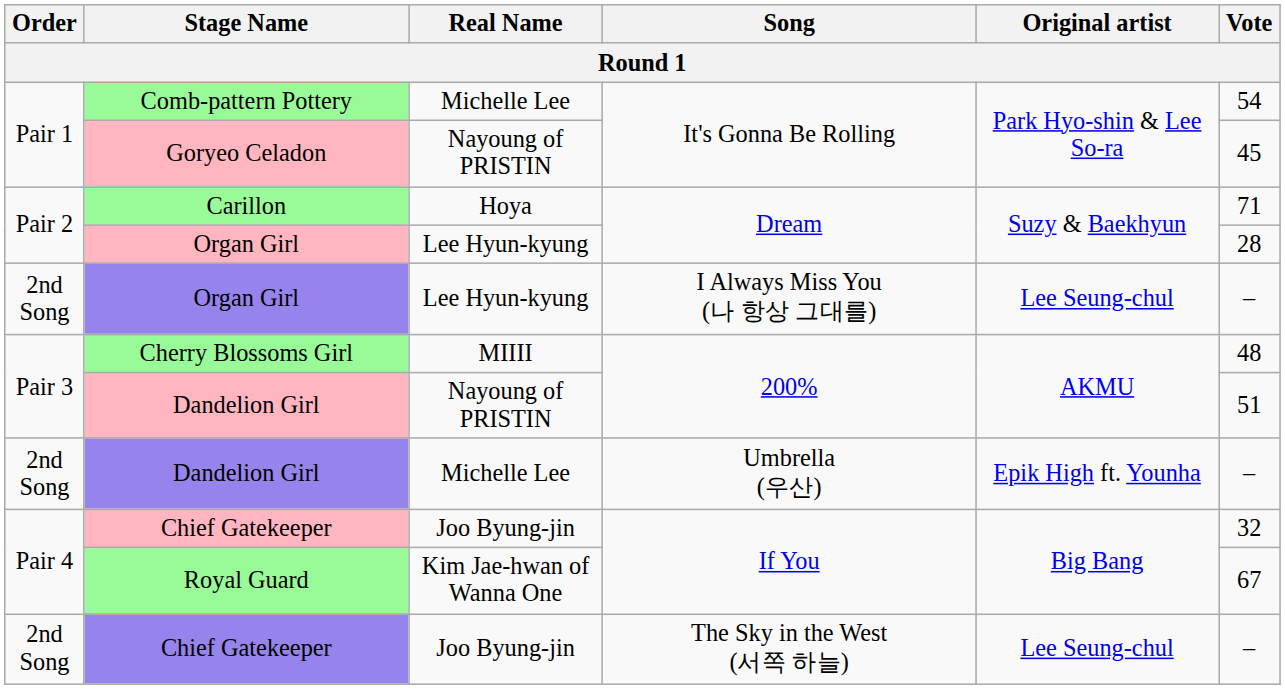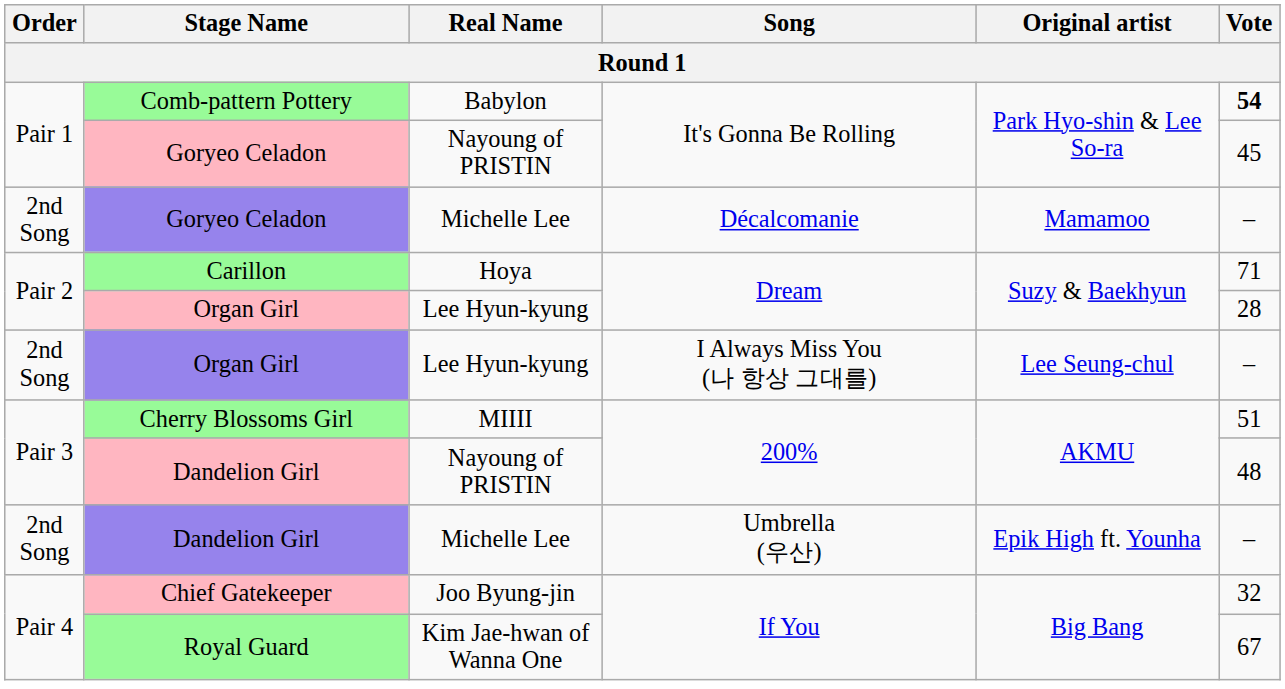(506, 100) Michelle Lee -> (506, 100) Babylon
(1249, 100) normal -> (1249, 100) bold
+ row: (246, 219)
(1249, 353) 48 -> (1249, 418) 51
(1249, 405) 51 -> (1249, 471) 48
- row: (246, 648)
